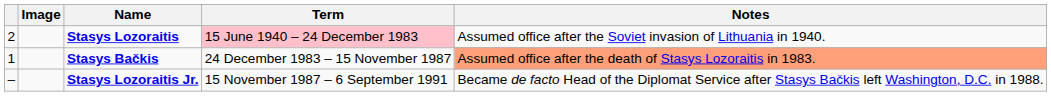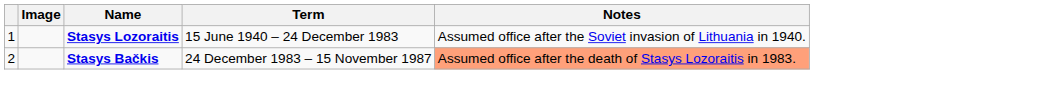(11, 36) 2 -> (11, 36) 1
(311, 36) pink background -> (292, 36) no background
(11, 58) 1 -> (11, 58) 2
- row: (133, 79)
